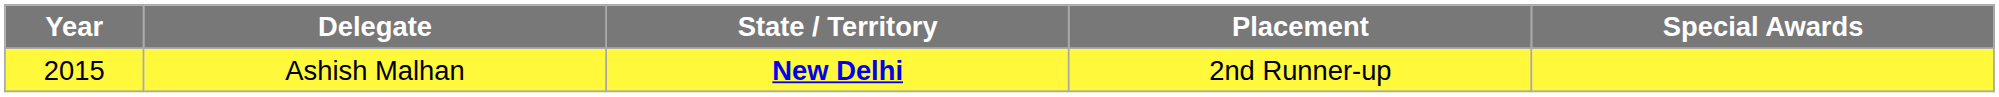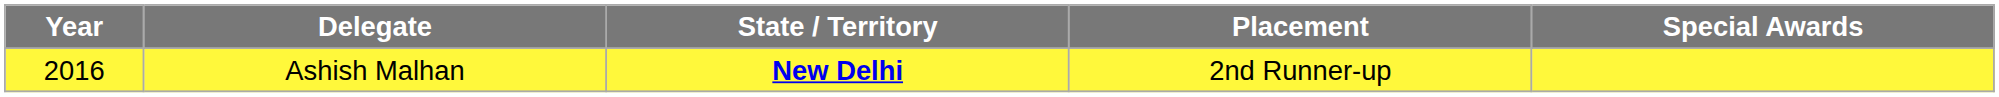(74, 70) 2015 -> (74, 70) 2016
